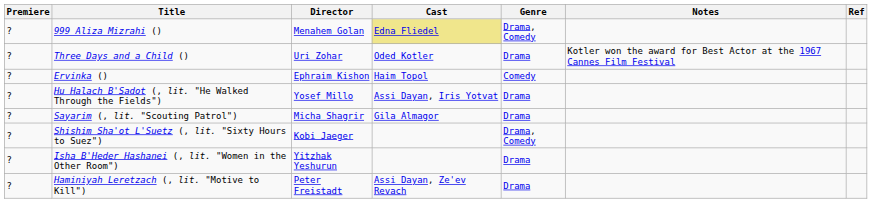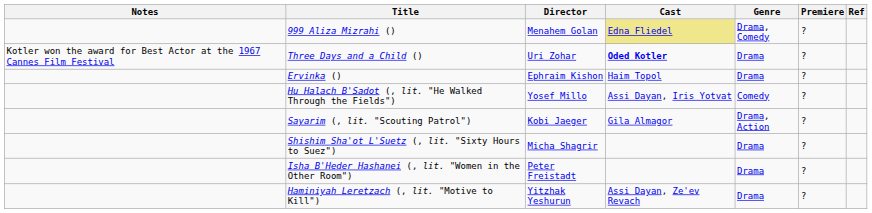columns swapped: (28, 12) <-> (706, 12)
(404, 56) normal -> (637, 56) bold
(520, 76) Comedy -> (751, 76) Drama
(517, 96) Drama -> (753, 96) Comedy
(329, 116) Micha Shagrir -> (557, 121) Kobi Jaeger
(517, 116) Drama -> (753, 121) Drama, Action
(324, 136) Kobi Jaeger -> (563, 146) Micha Shagrir
(520, 136) Drama, Comedy -> (751, 146) Drama
(315, 161) Yitzhak Yeshurun -> (552, 171) Peter Freistadt
(318, 186) Peter Freistadt -> (549, 196) Yitzhak Yeshurun
